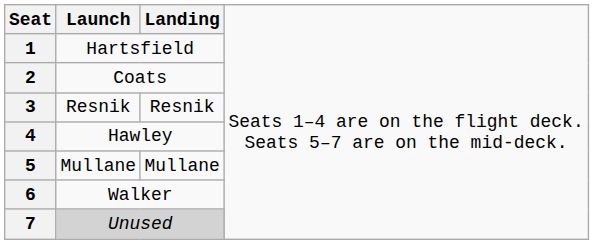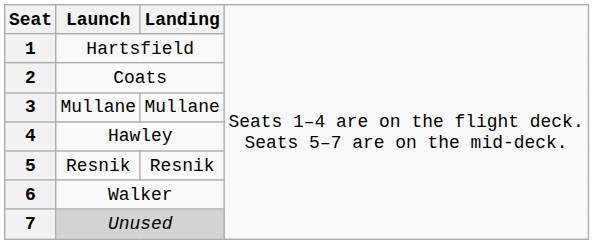(98, 107) Resnik -> (98, 107) Mullane
(182, 107) Resnik -> (182, 107) Mullane
(98, 166) Mullane -> (98, 166) Resnik
(182, 166) Mullane -> (182, 166) Resnik
